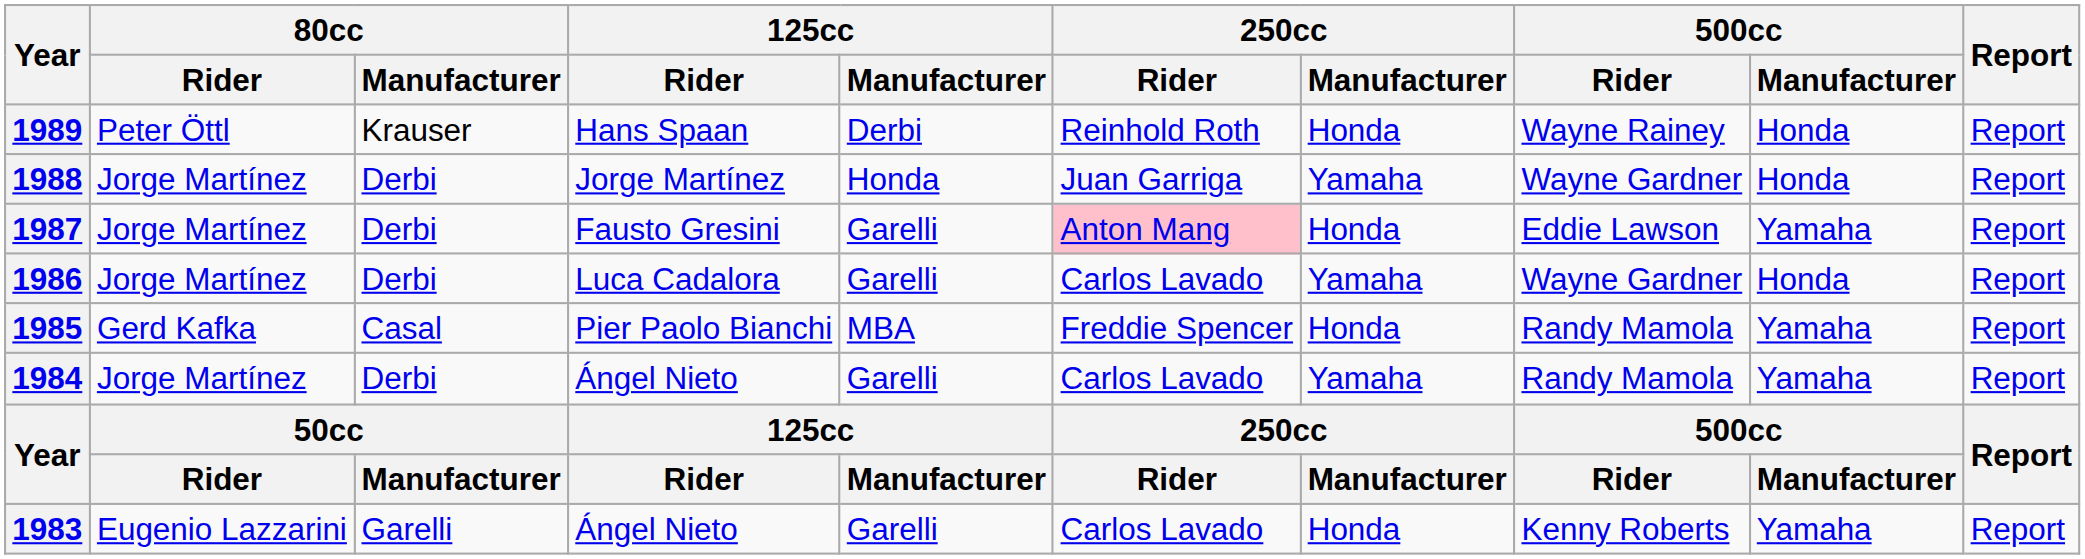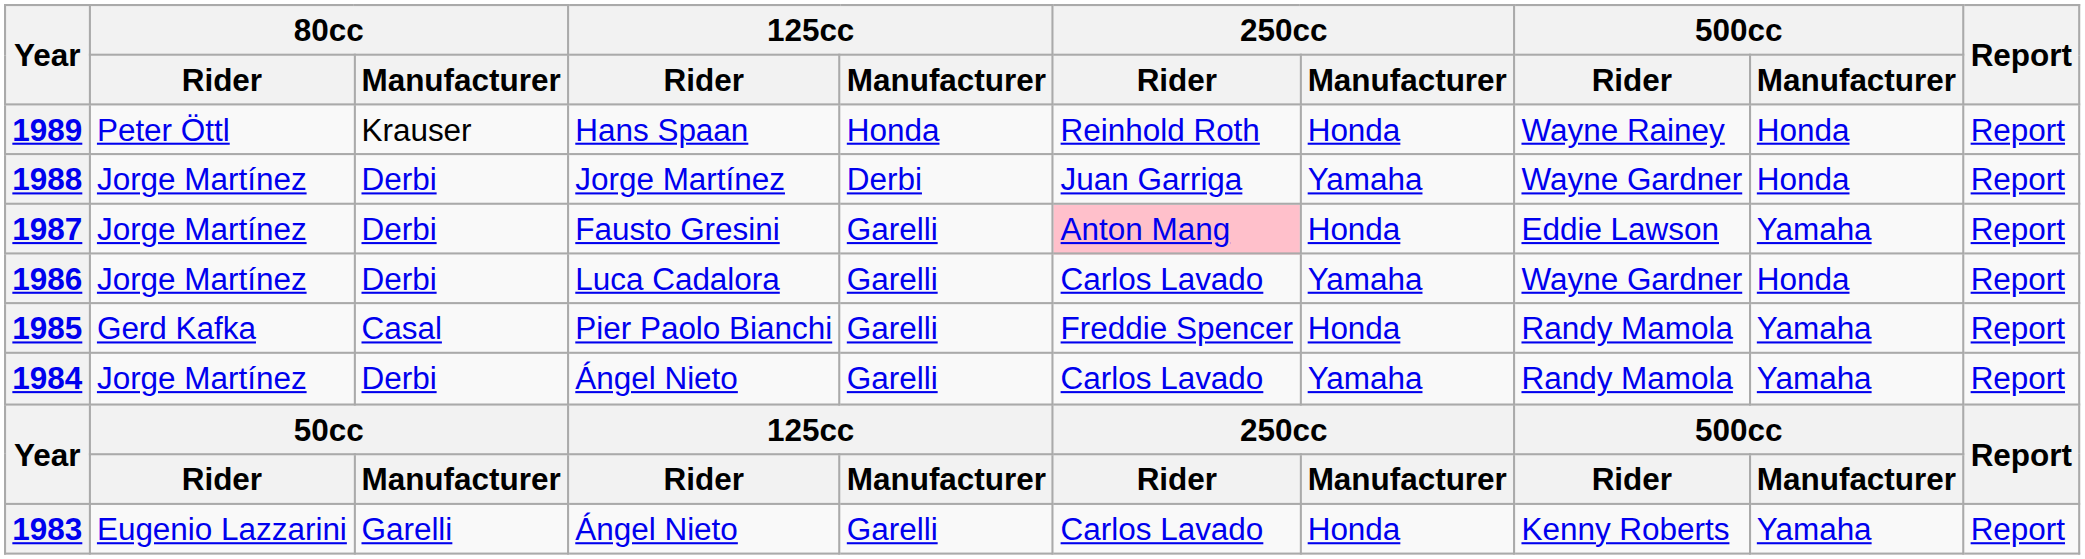(884, 130) Derbi -> (893, 130) Honda
(893, 180) Honda -> (884, 180) Derbi
(881, 329) MBA -> (892, 329) Garelli
